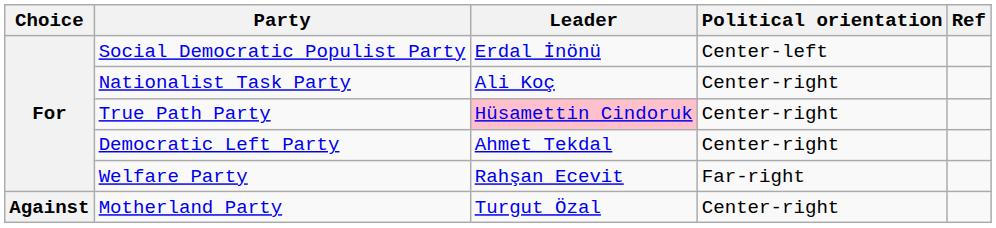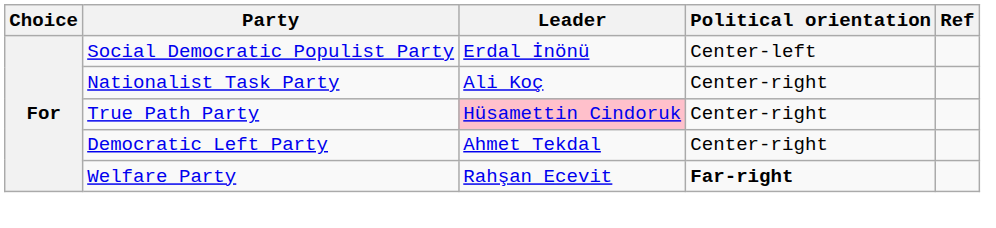(753, 176) normal -> (742, 176) bold
- row: (190, 207)
